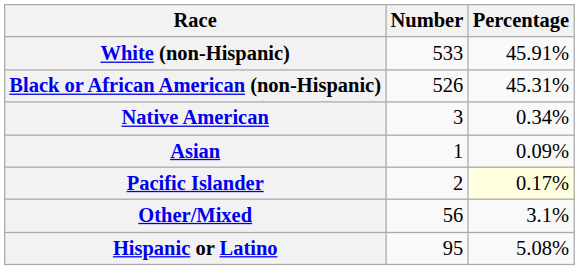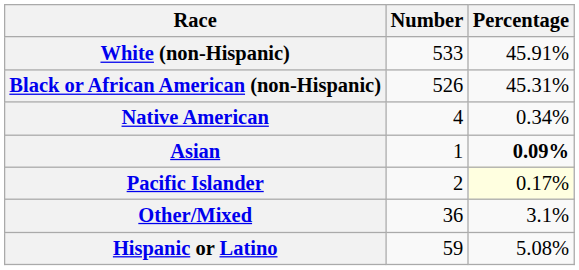(458, 118) 3 -> (458, 118) 4
(543, 150) normal -> (541, 150) bold
(453, 215) 56 -> (453, 215) 36
(453, 248) 95 -> (453, 248) 59
